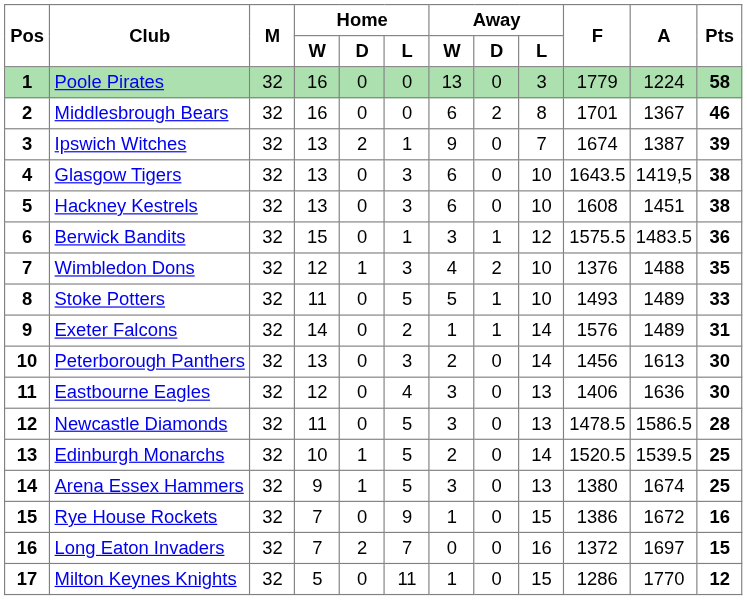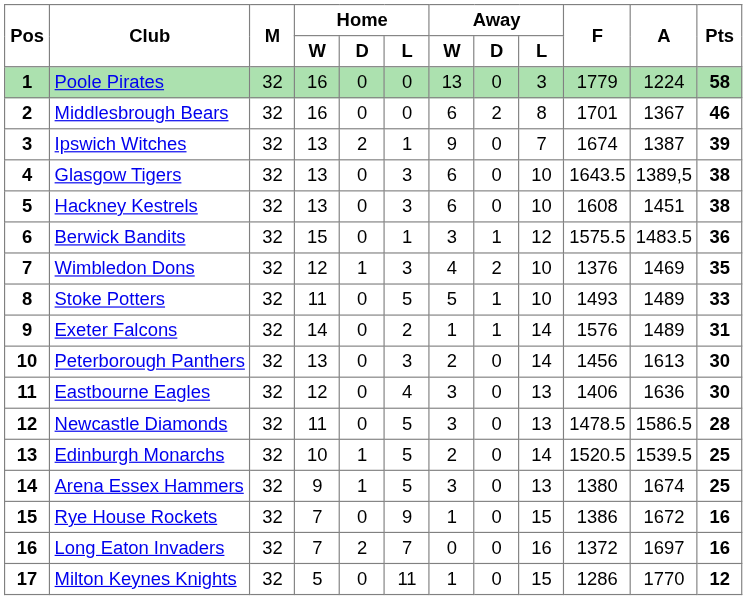(664, 175) 1419,5 -> (664, 175) 1389,5
(664, 268) 1488 -> (664, 268) 1469
(720, 547) 15 -> (720, 547) 16
